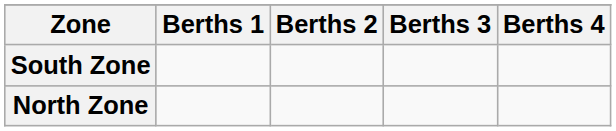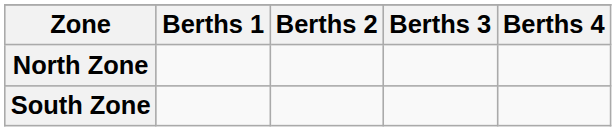rows swapped: (81, 65) <-> (81, 105)
